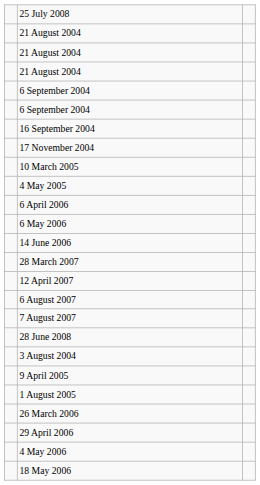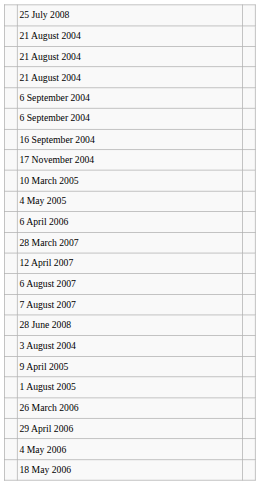- row: (11, 224)
- row: (11, 243)
